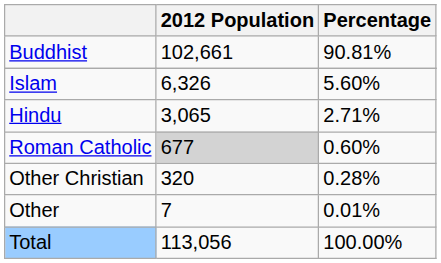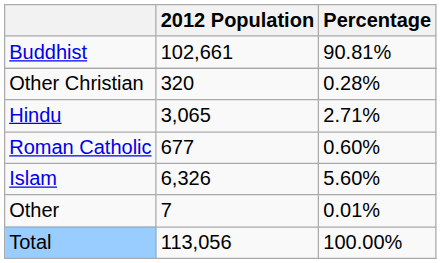rows swapped: (33, 83) <-> (76, 178)
(177, 147) lightgrey background -> (177, 147) no background
